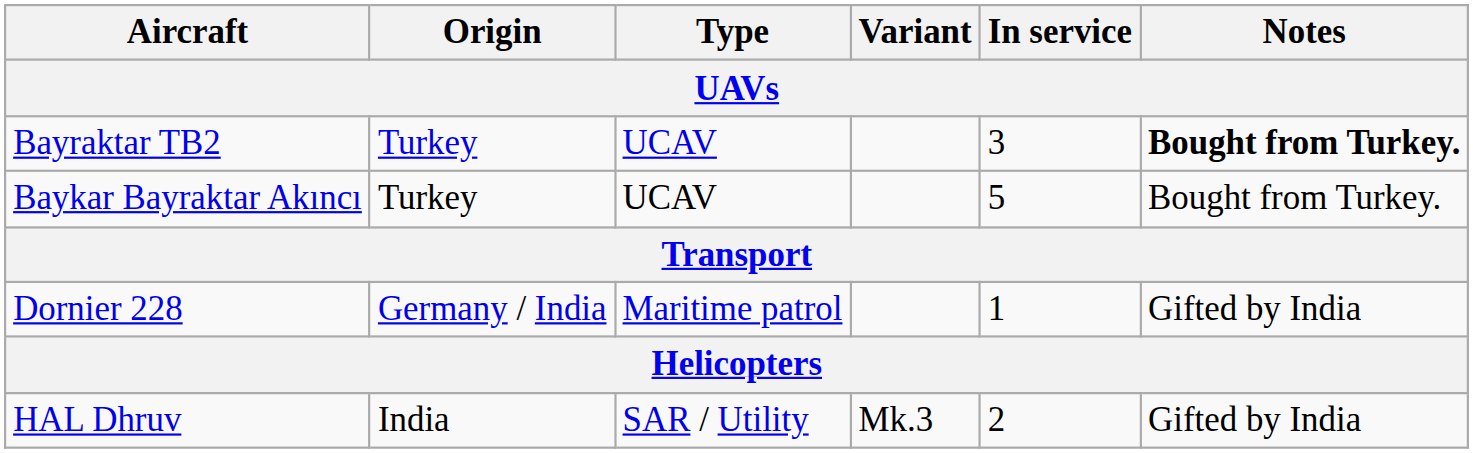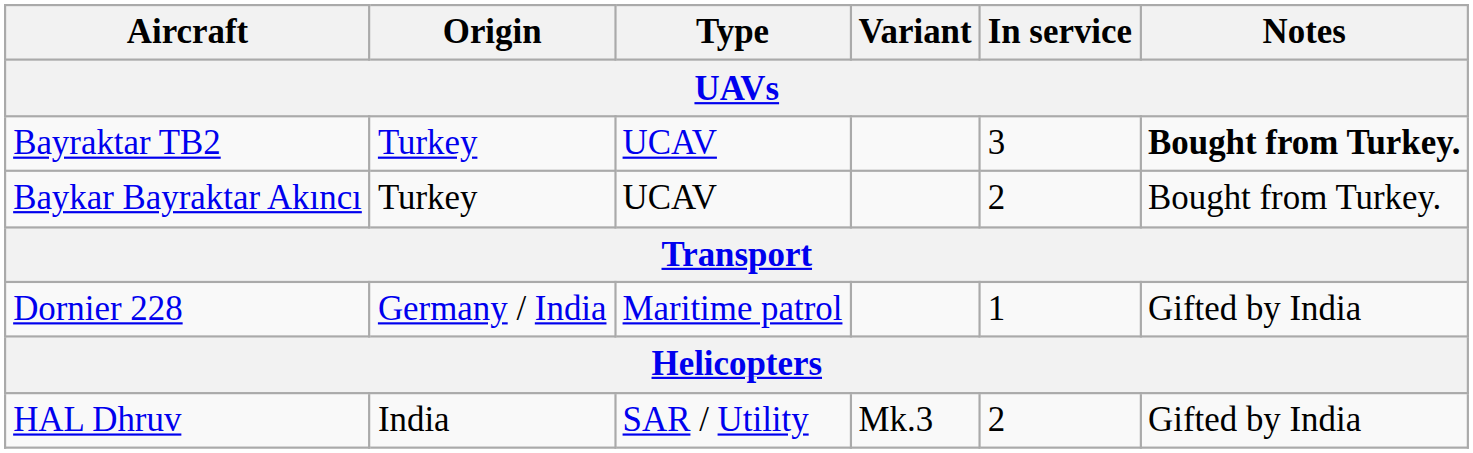(996, 198) 5 -> (996, 198) 2
